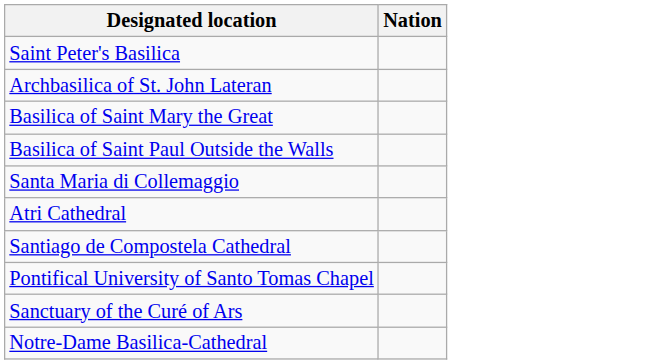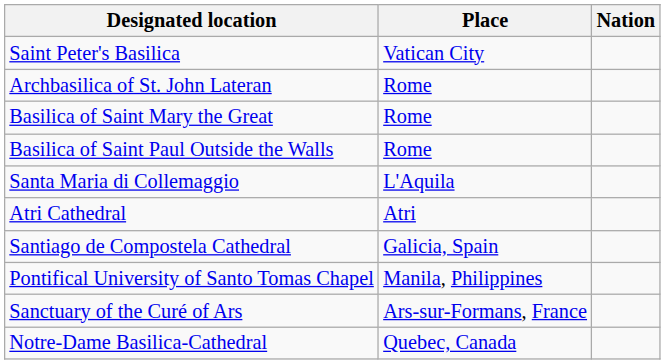+ column: (485, 20)
